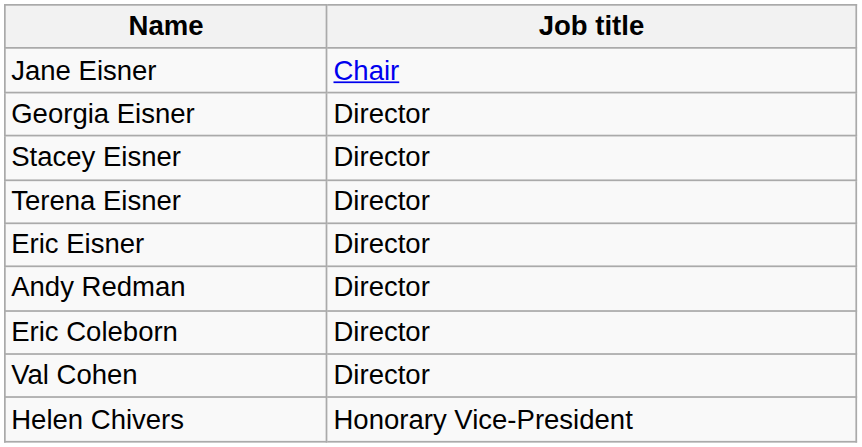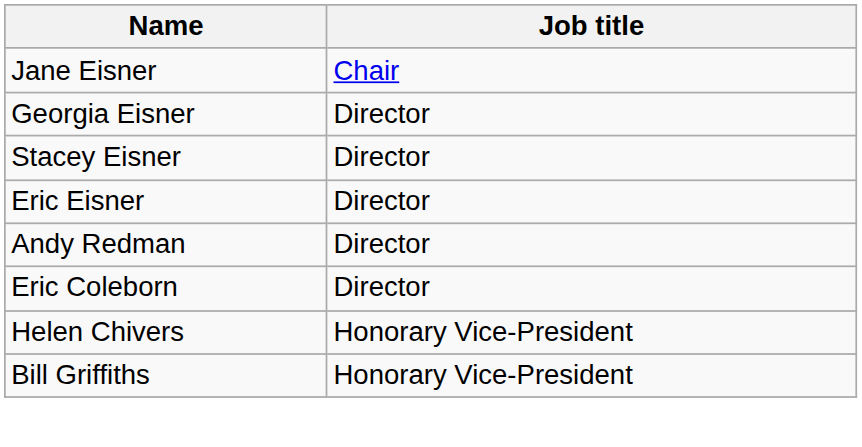- row: (96, 200)
- row: (74, 375)
+ row: (81, 375)
